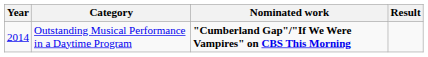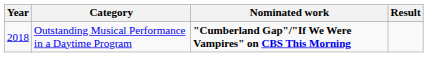(18, 36) 2014 -> (18, 36) 2018
